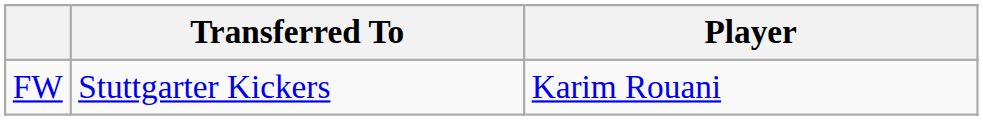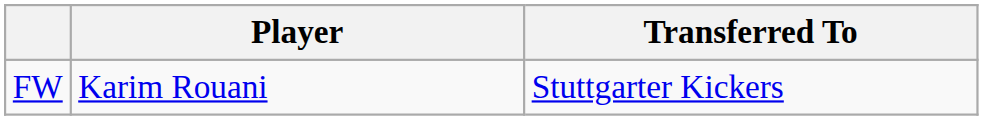columns swapped: (751, 32) <-> (297, 32)
